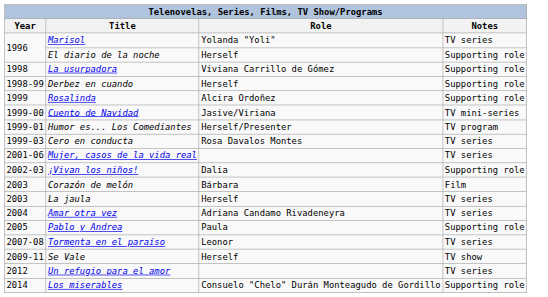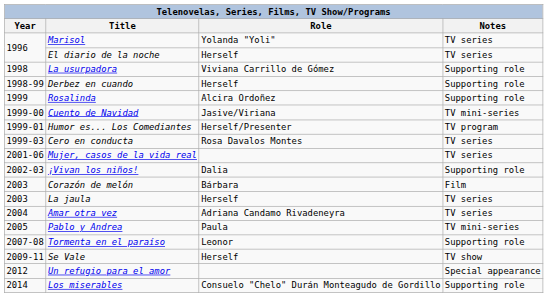(485, 55) Supporting role -> (469, 55) TV series
(485, 228) Supporting role -> (482, 228) TV mini-series
(469, 242) TV series -> (485, 242) Supporting role
(469, 271) TV series -> (493, 271) Special appearance
